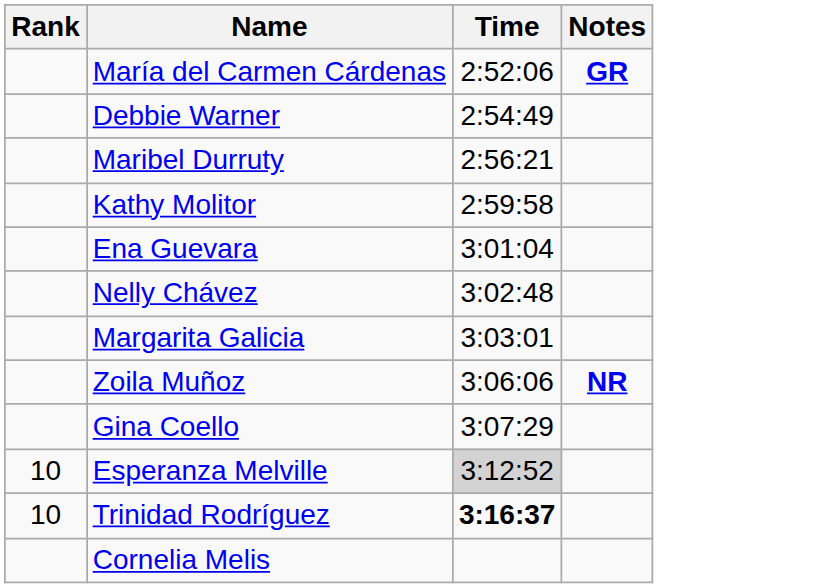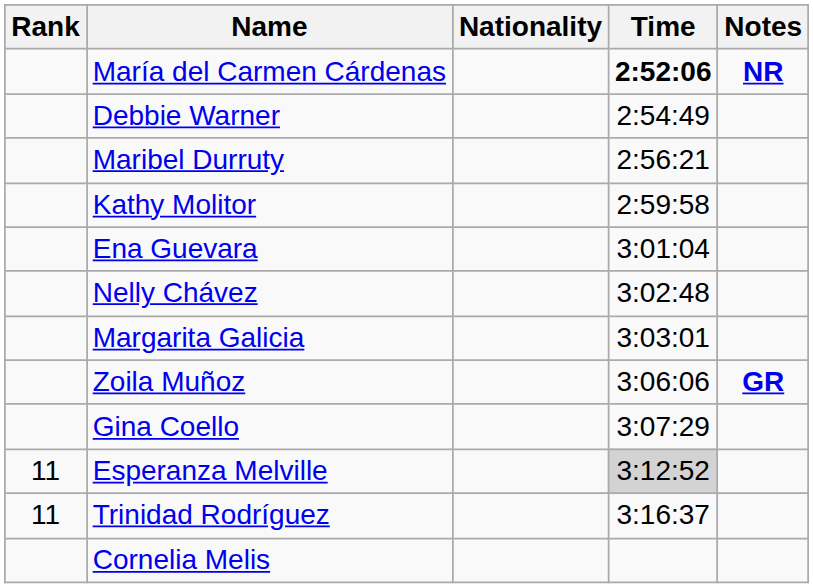+ column: (530, 26)
(507, 71) normal -> (663, 71) bold
(607, 71) GR -> (763, 71) NR
(607, 381) NR -> (763, 381) GR
(46, 470) 10 -> (46, 470) 11
(46, 515) 10 -> (46, 515) 11
(507, 515) bold -> (663, 515) normal
